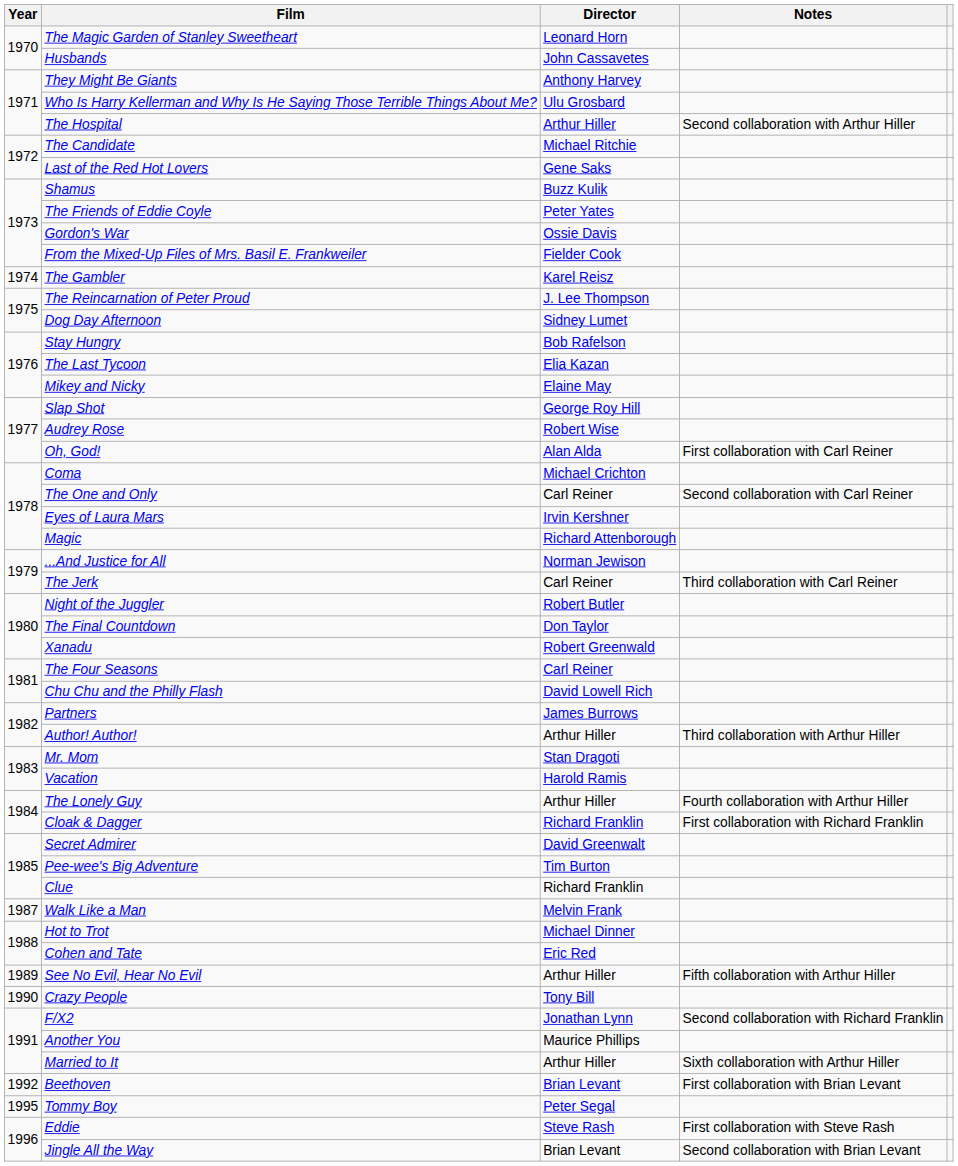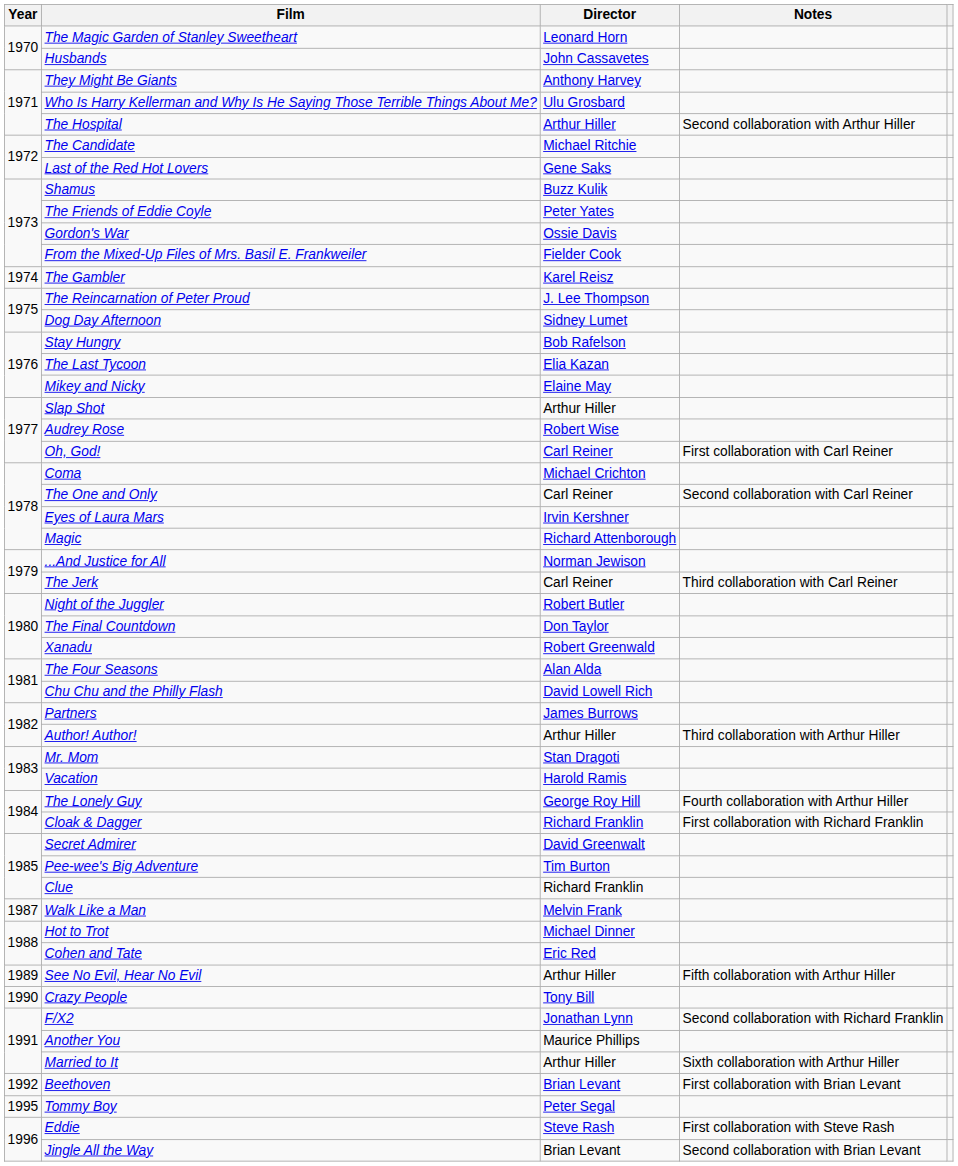(592, 408) George Roy Hill -> (579, 408) Arthur Hiller
(572, 451) Alan Alda -> (578, 451) Carl Reiner
(578, 670) Carl Reiner -> (572, 670) Alan Alda
(579, 801) Arthur Hiller -> (592, 801) George Roy Hill
